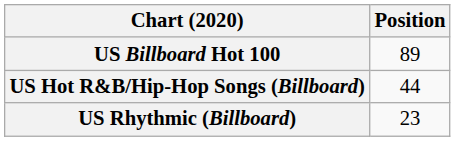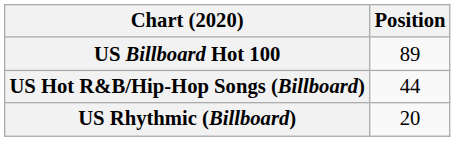(410, 119) 23 -> (410, 119) 20
